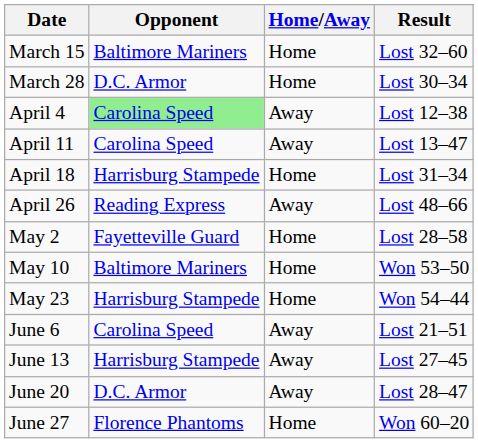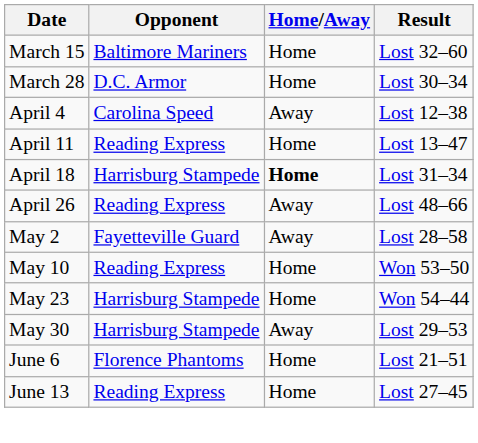(153, 112) lightgreen background -> (153, 112) no background
(153, 143) Carolina Speed -> (159, 143) Reading Express
(291, 143) Away -> (292, 143) Home
(292, 174) normal -> (293, 174) bold
(292, 236) Home -> (291, 236) Away
(170, 267) Baltimore Mariners -> (159, 267) Reading Express
+ row: (39, 329)
(153, 329) Carolina Speed -> (169, 360) Florence Phantoms
(291, 329) Away -> (292, 360) Home
(176, 360) Harrisburg Stampede -> (159, 391) Reading Express
(291, 360) Away -> (292, 391) Home
- row: (39, 391)
- row: (39, 422)
